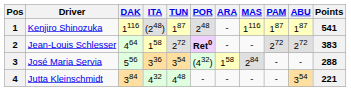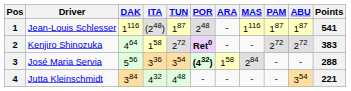(65, 27) Kenjiro Shinozuka -> (72, 27) Jean-Louis Schlesser
(72, 44) Jean-Louis Schlesser -> (65, 44) Kenjiro Shinozuka
(203, 61) normal -> (203, 61) bold
